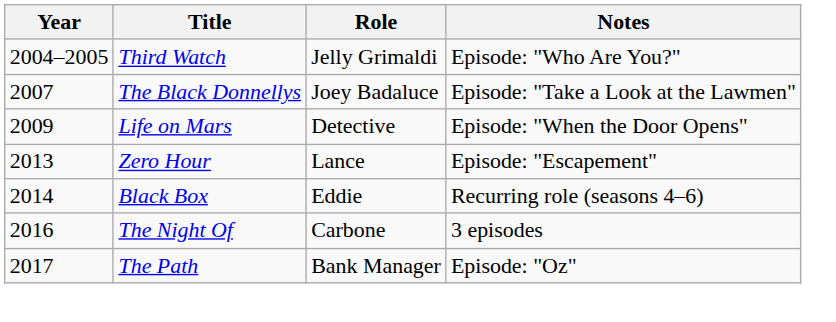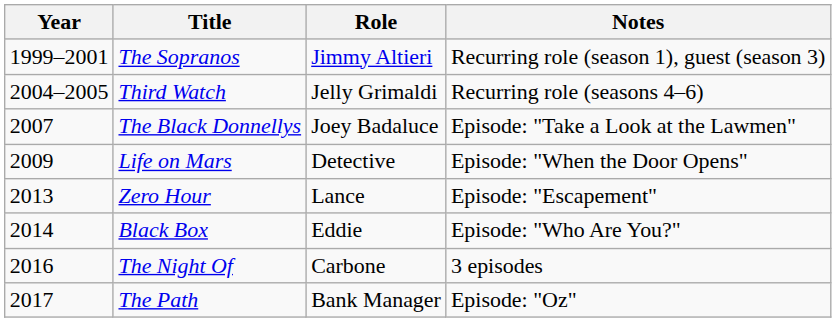+ row: (179, 56)
(566, 56) Episode: "Who Are You?" -> (577, 91) Recurring role (seasons 4–6)
(577, 195) Recurring role (seasons 4–6) -> (566, 230) Episode: "Who Are You?"
